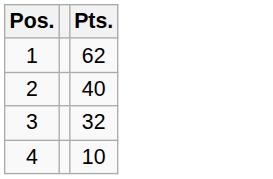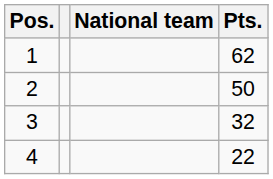+ column: (144, 21)
(94, 88) 40 -> (243, 88) 50
(94, 156) 10 -> (243, 156) 22
